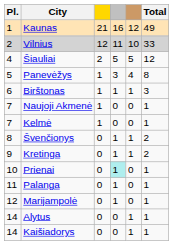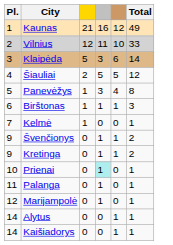+ row: (43, 59)
- row: (58, 106)
(9, 138) 8 -> (9, 138) 9
